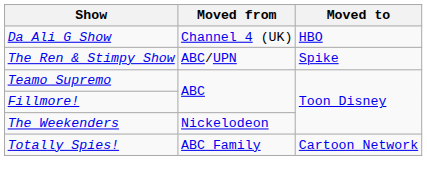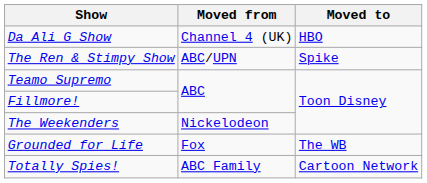+ row: (75, 145)
